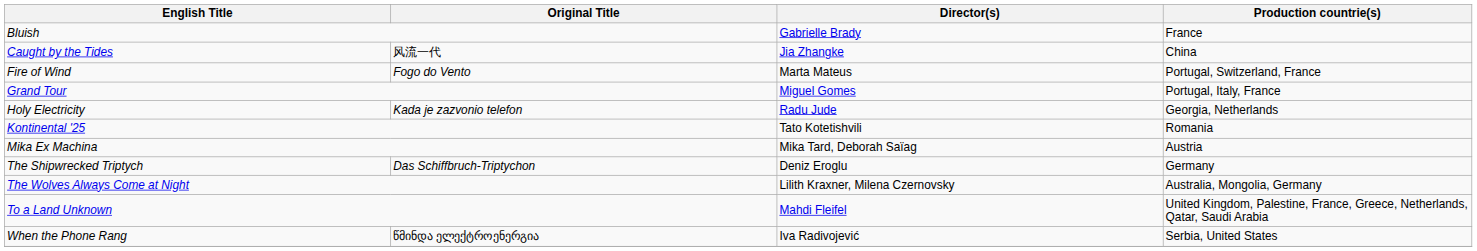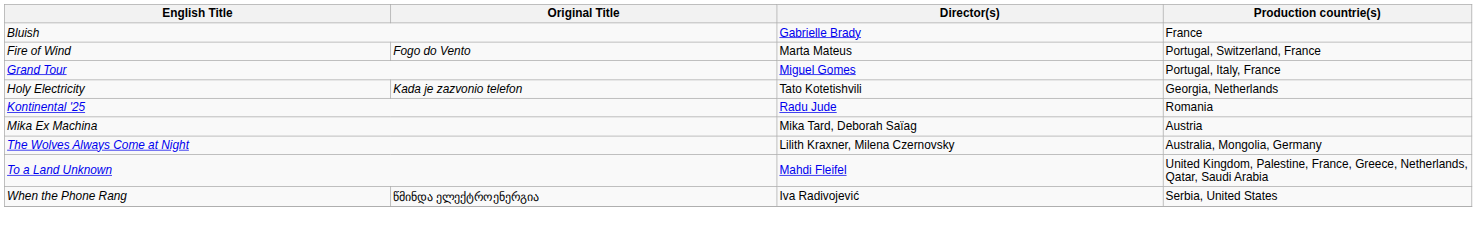- row: (60, 52)
(808, 109) Radu Jude -> (821, 88) Tato Kotetishvili
(821, 128) Tato Kotetishvili -> (808, 107) Radu Jude
- row: (75, 166)
